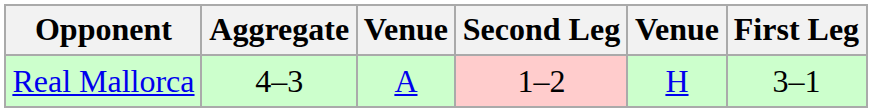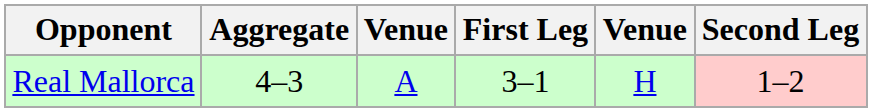columns swapped: (796, 29) <-> (541, 29)
